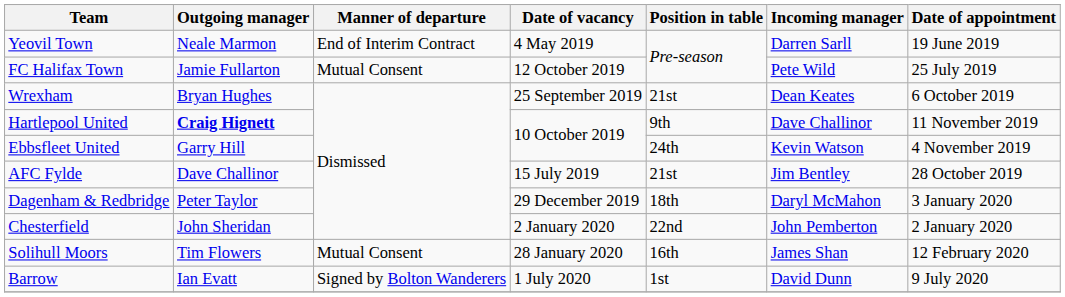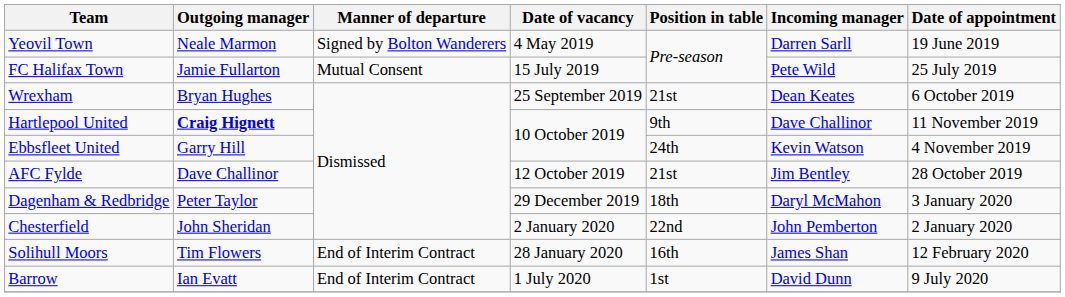(396, 43) End of Interim Contract -> (412, 43) Signed by Bolton Wanderers
(569, 69) 12 October 2019 -> (556, 69) 15 July 2019
(556, 174) 15 July 2019 -> (569, 174) 12 October 2019
(370, 252) Mutual Consent -> (396, 252) End of Interim Contract
(412, 278) Signed by Bolton Wanderers -> (396, 278) End of Interim Contract
